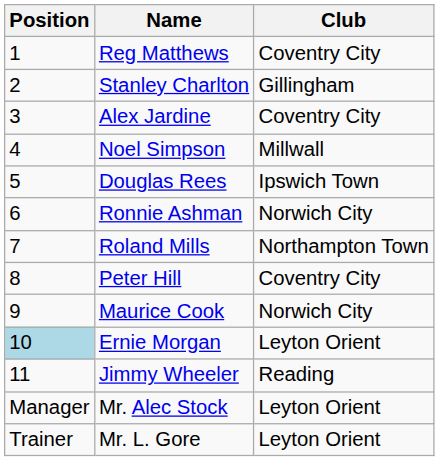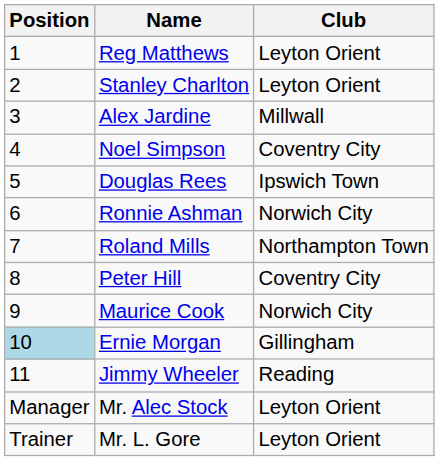(319, 52) Coventry City -> (319, 52) Leyton Orient
(306, 85) Gillingham -> (319, 85) Leyton Orient
(319, 117) Coventry City -> (291, 117) Millwall
(291, 149) Millwall -> (319, 149) Coventry City
(319, 342) Leyton Orient -> (306, 342) Gillingham
